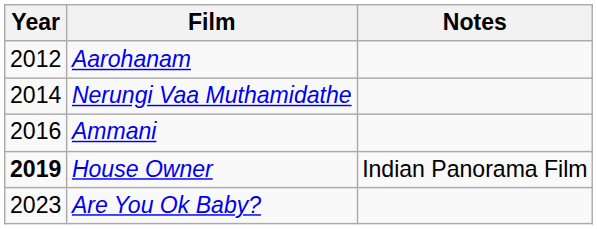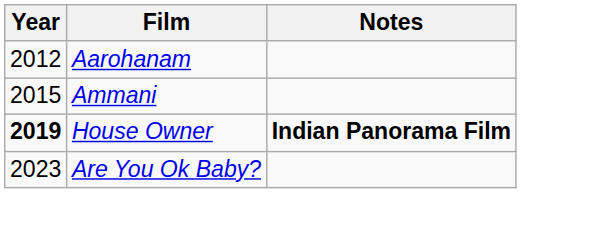- row: (212, 95)
(36, 132) 2016 -> (36, 95) 2015
(475, 168) normal -> (391, 132) bold
